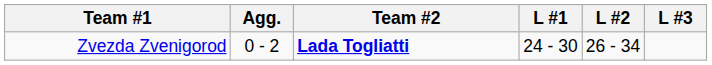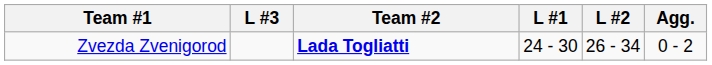columns swapped: (262, 18) <-> (675, 18)
